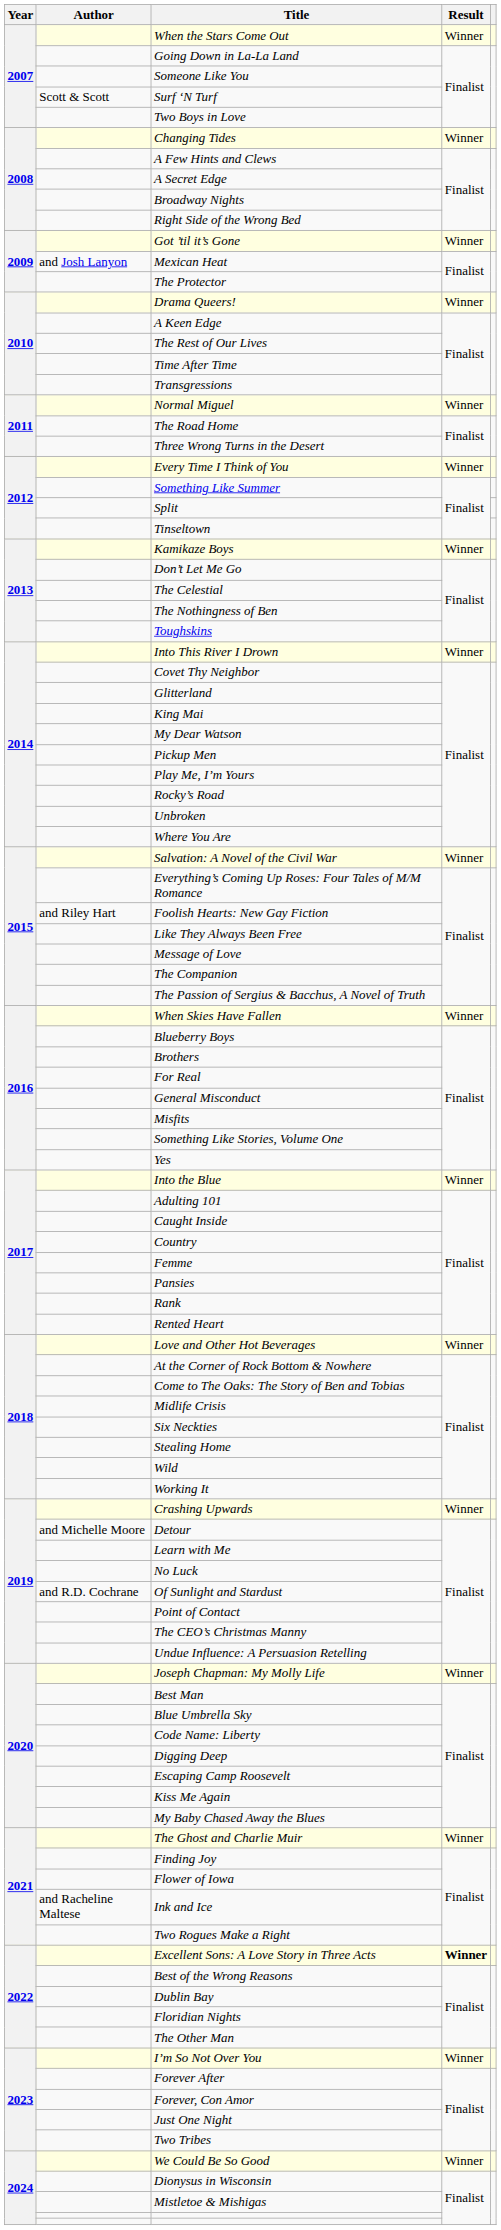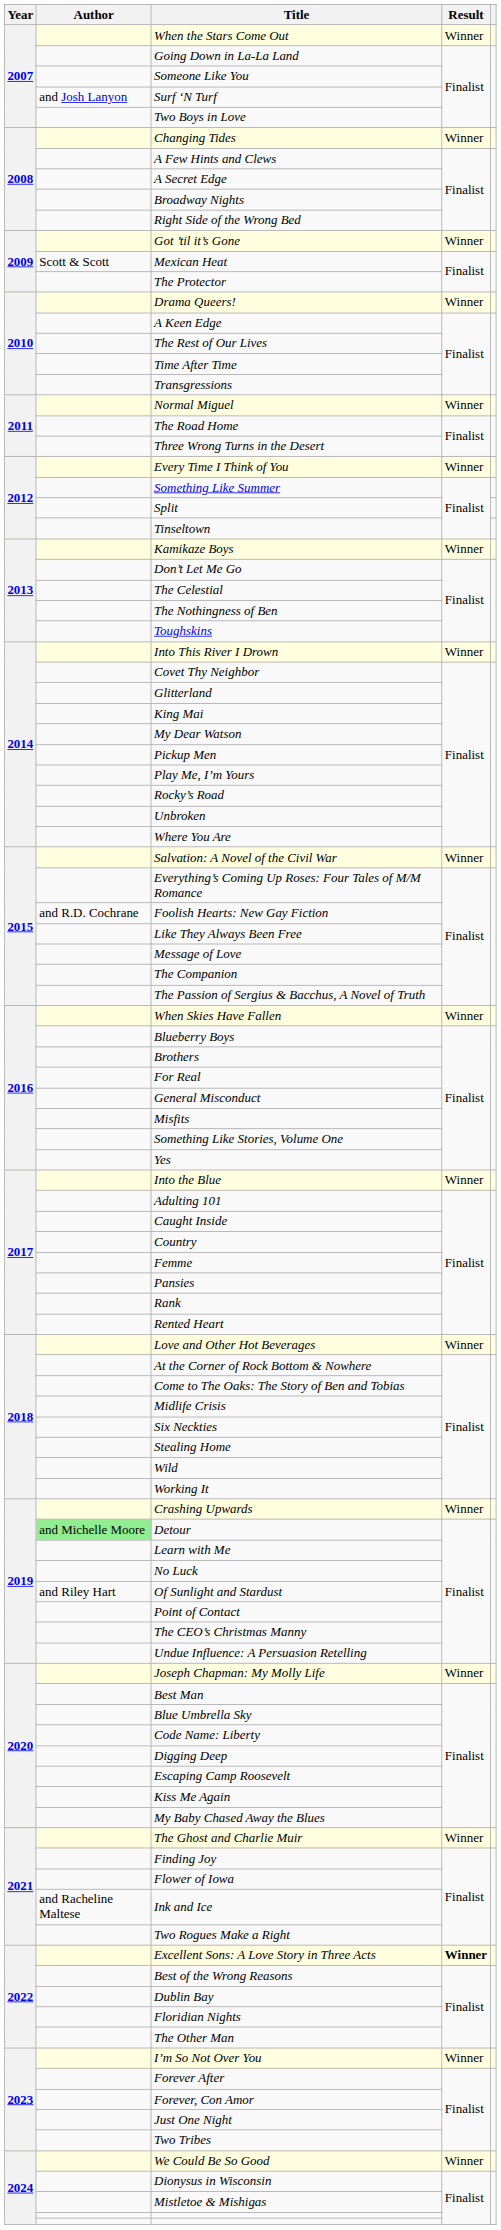(74, 96) Scott & Scott -> (83, 96) and Josh Lanyon
(83, 261) and Josh Lanyon -> (74, 261) Scott & Scott
(77, 913) and Riley Hart -> (89, 913) and R.D. Cochrane
(92, 1529) no background -> (92, 1529) lightgreen background
(89, 1591) and R.D. Cochrane -> (77, 1591) and Riley Hart
